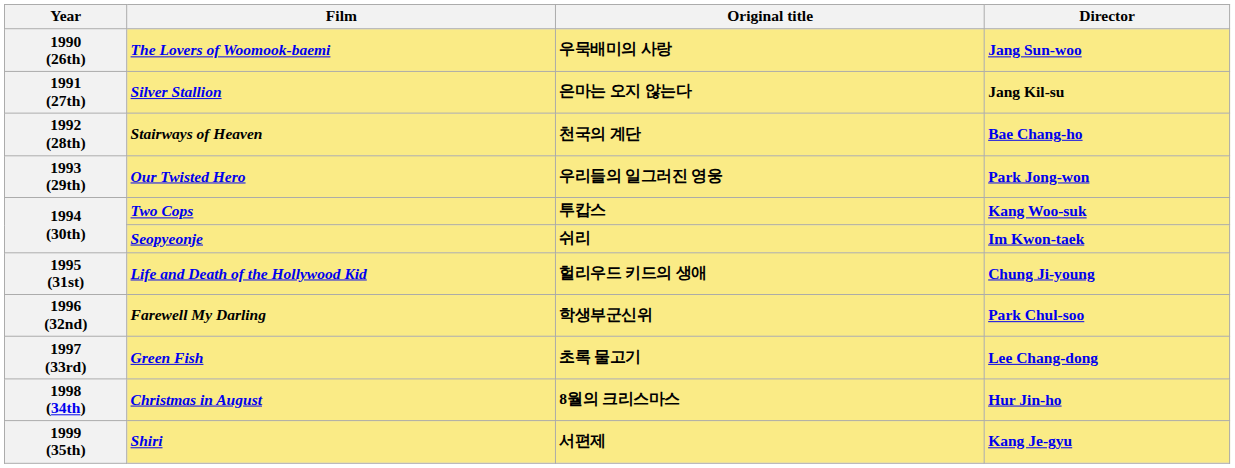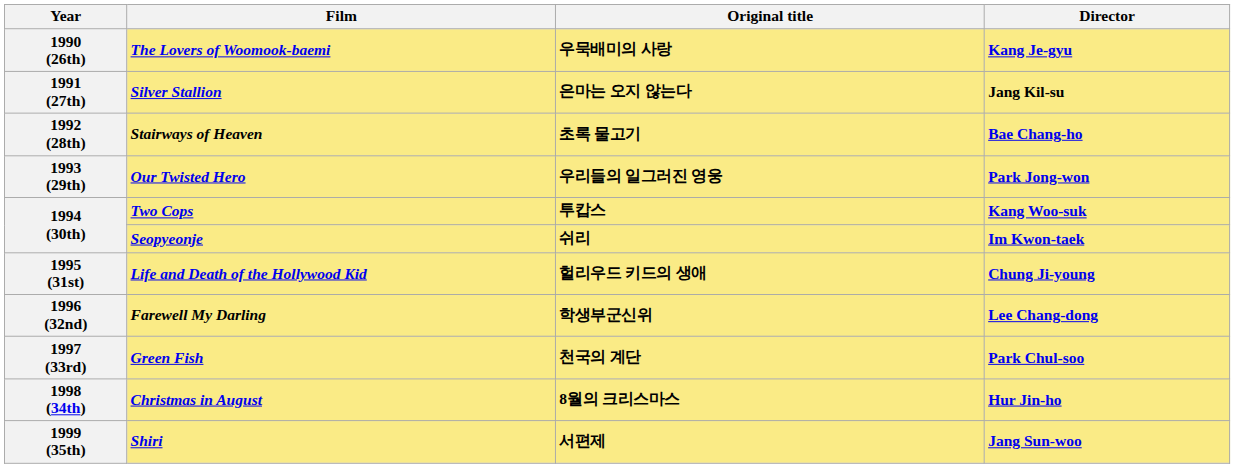(1035, 50) Jang Sun-woo -> (1030, 50) Kang Je-gyu
(600, 133) 천국의 계단 -> (600, 133) 초록 물고기
(1036, 315) Park Chul-soo -> (1043, 315) Lee Chang-dong
(600, 357) 초록 물고기 -> (600, 357) 천국의 계단
(1043, 357) Lee Chang-dong -> (1036, 357) Park Chul-soo
(1030, 441) Kang Je-gyu -> (1035, 441) Jang Sun-woo
